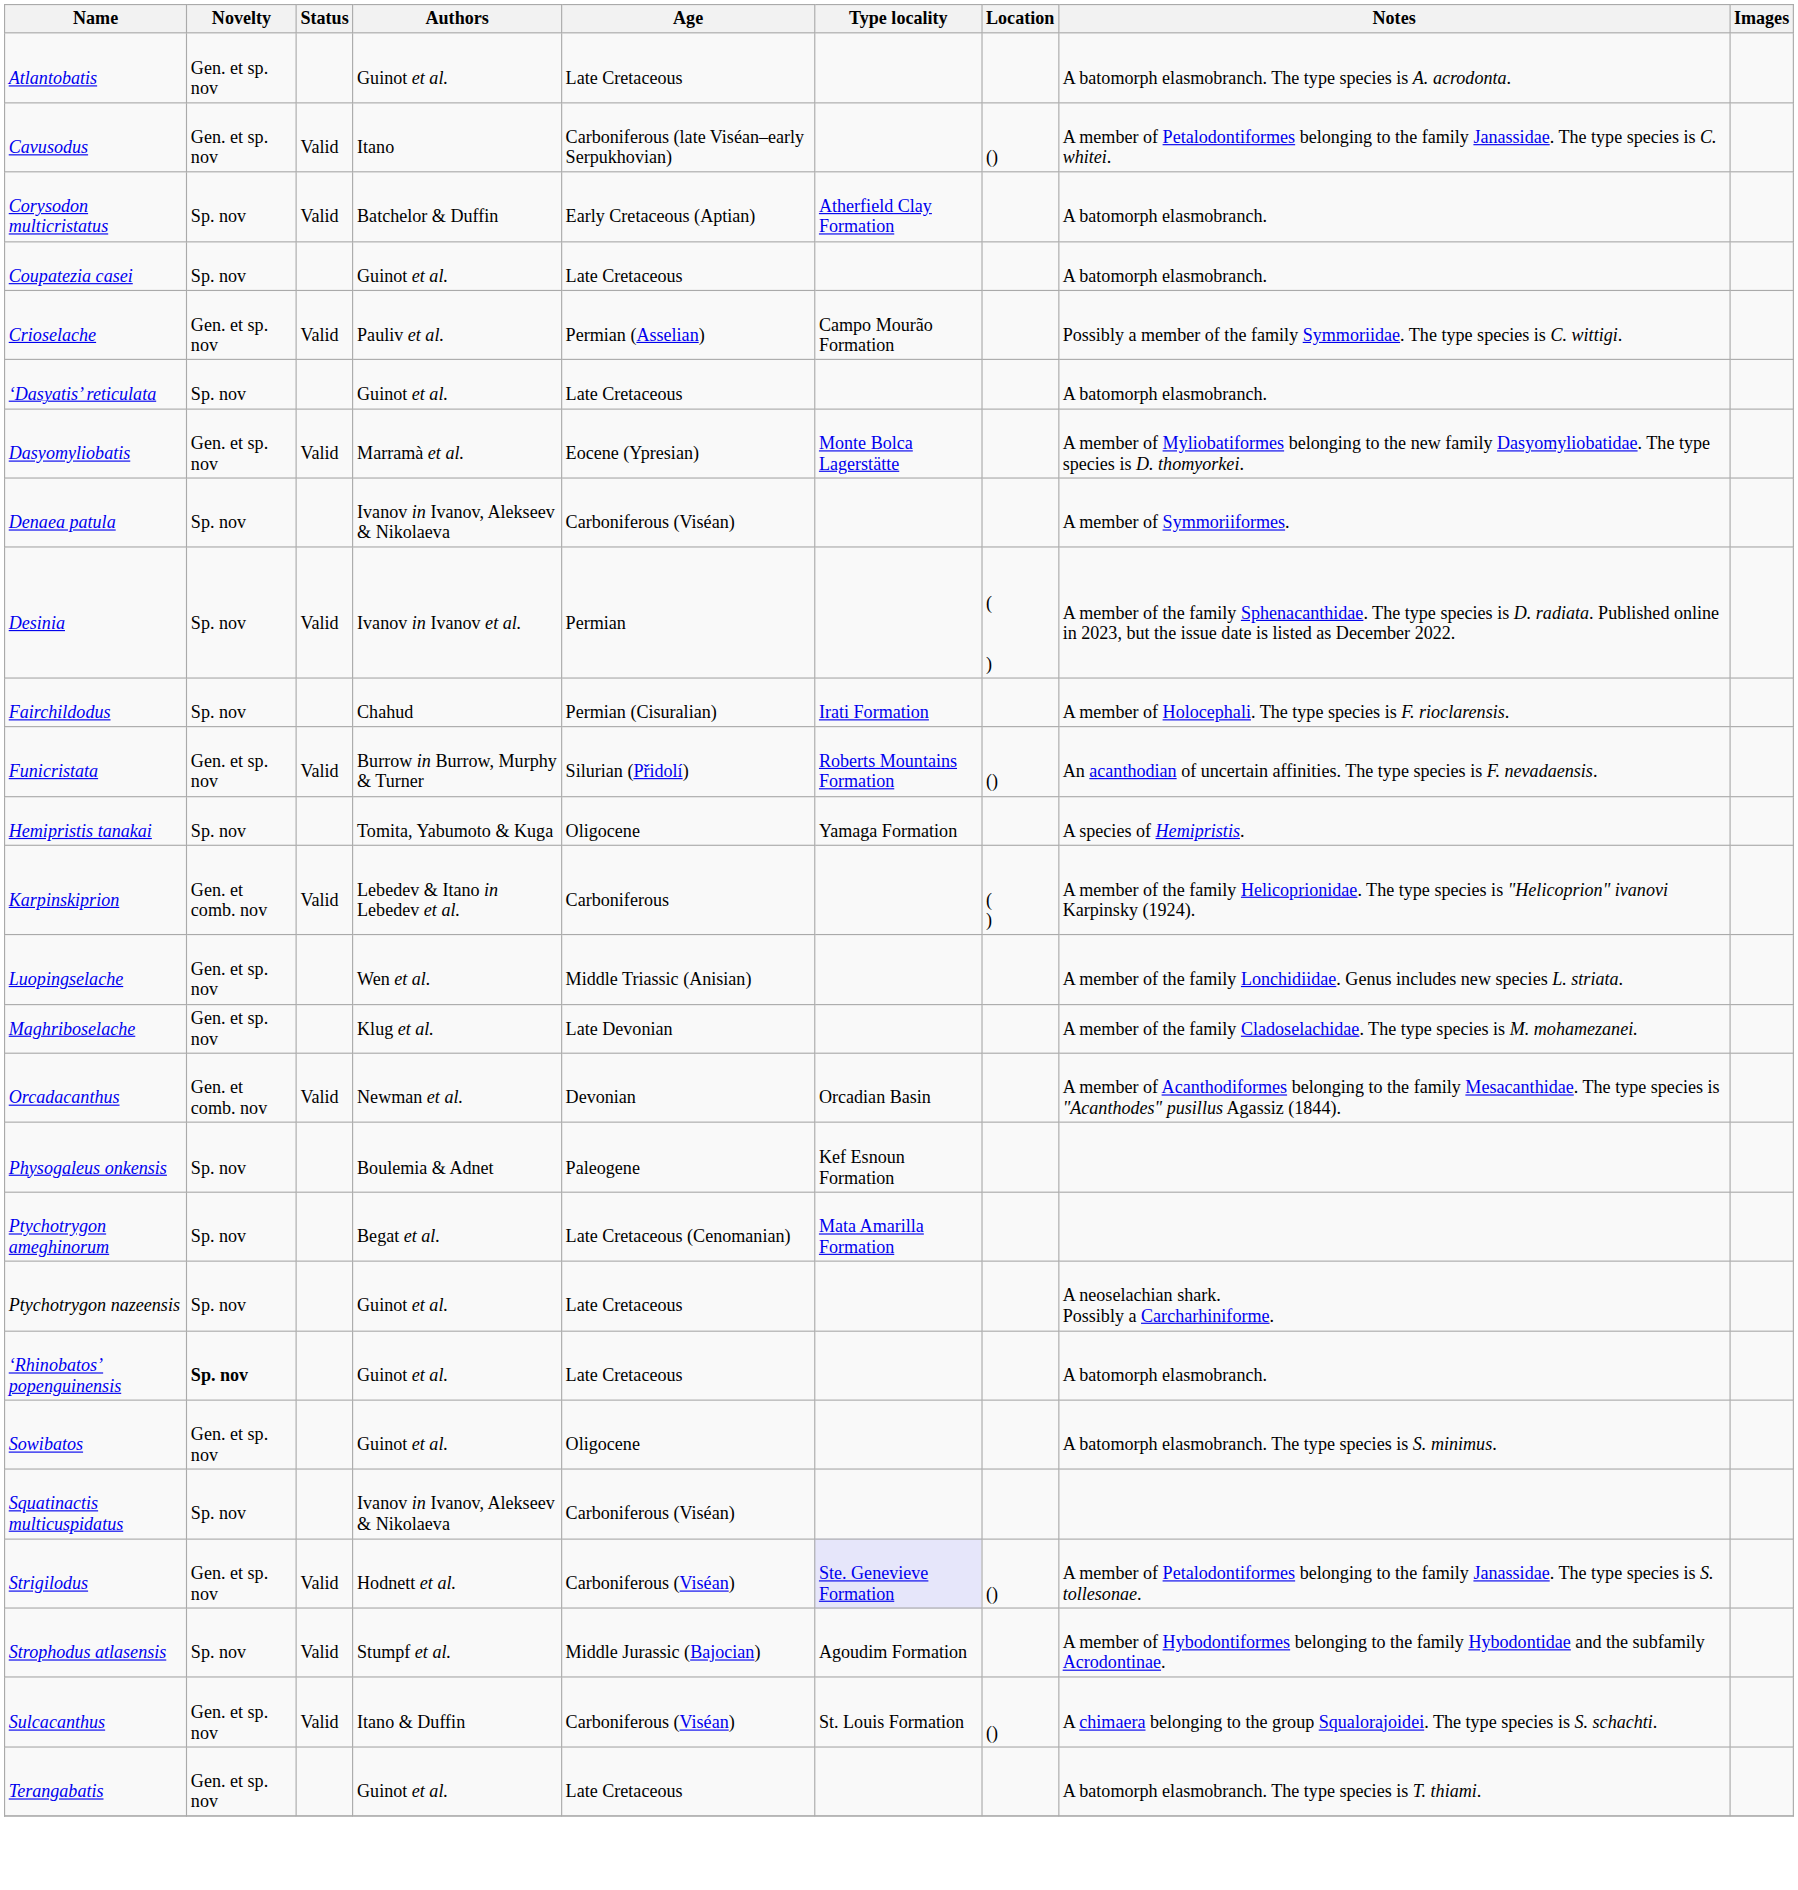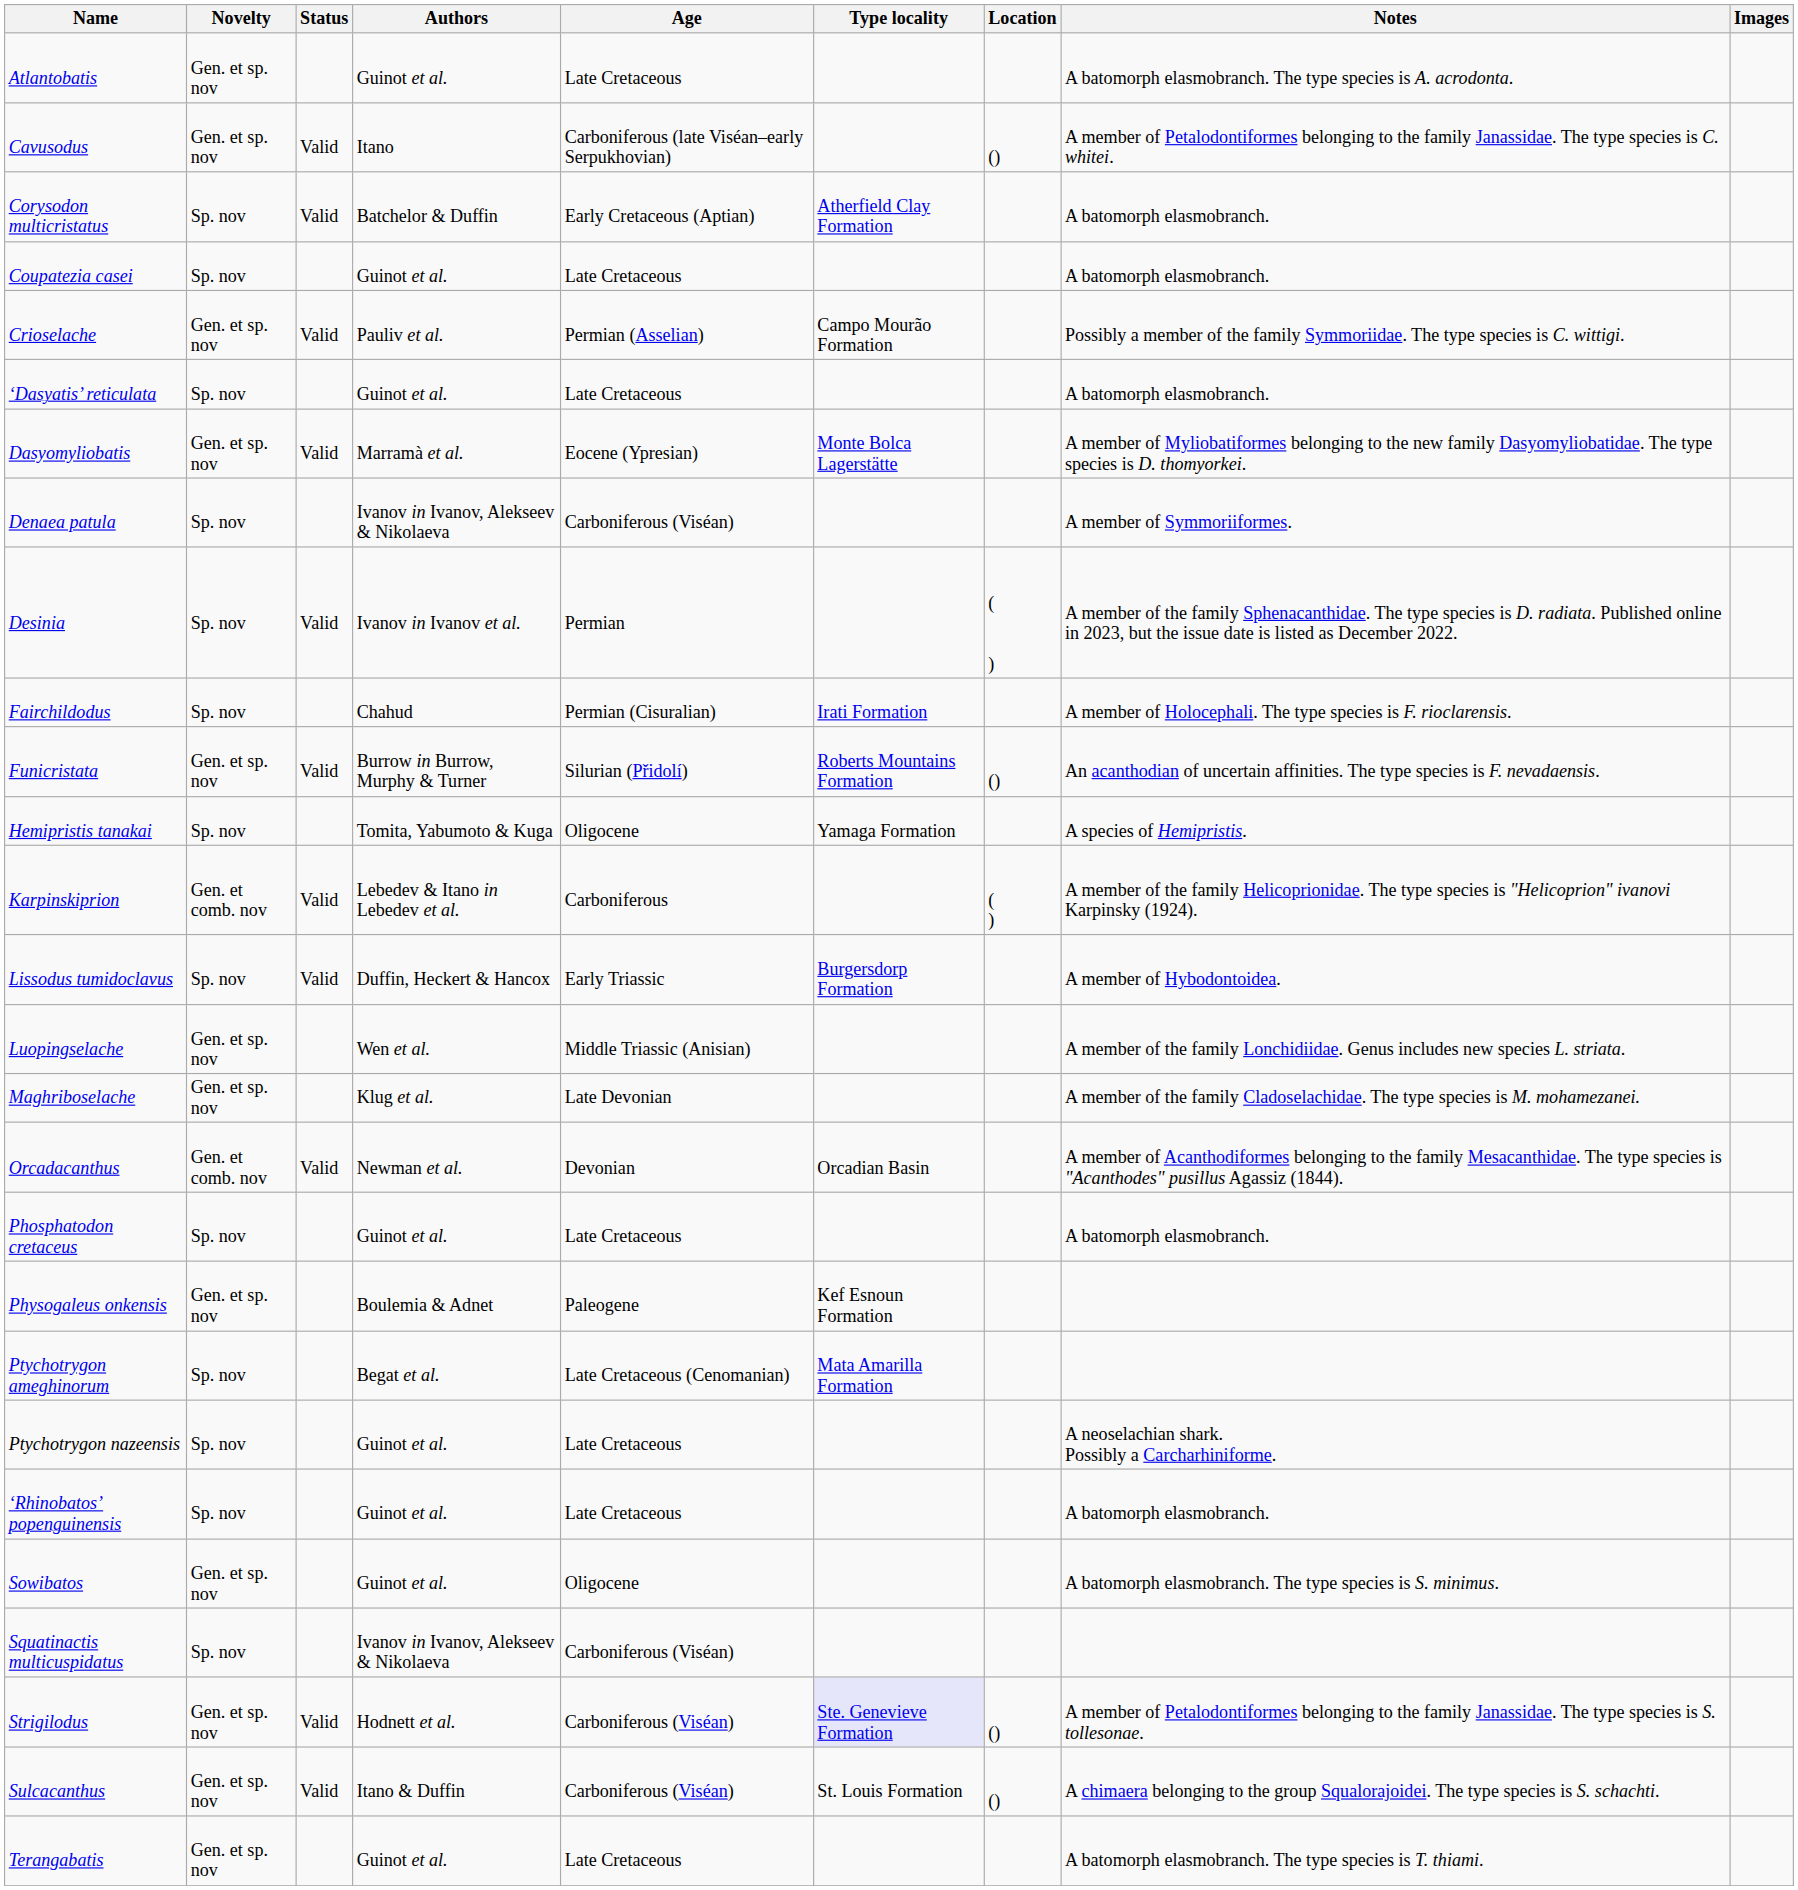+ row: (91, 979)
+ row: (61, 1236)
(218, 1167) Sp. nov -> (229, 1306) Gen. et sp. nov
(219, 1375) bold -> (218, 1514) normal
- row: (88, 1652)
